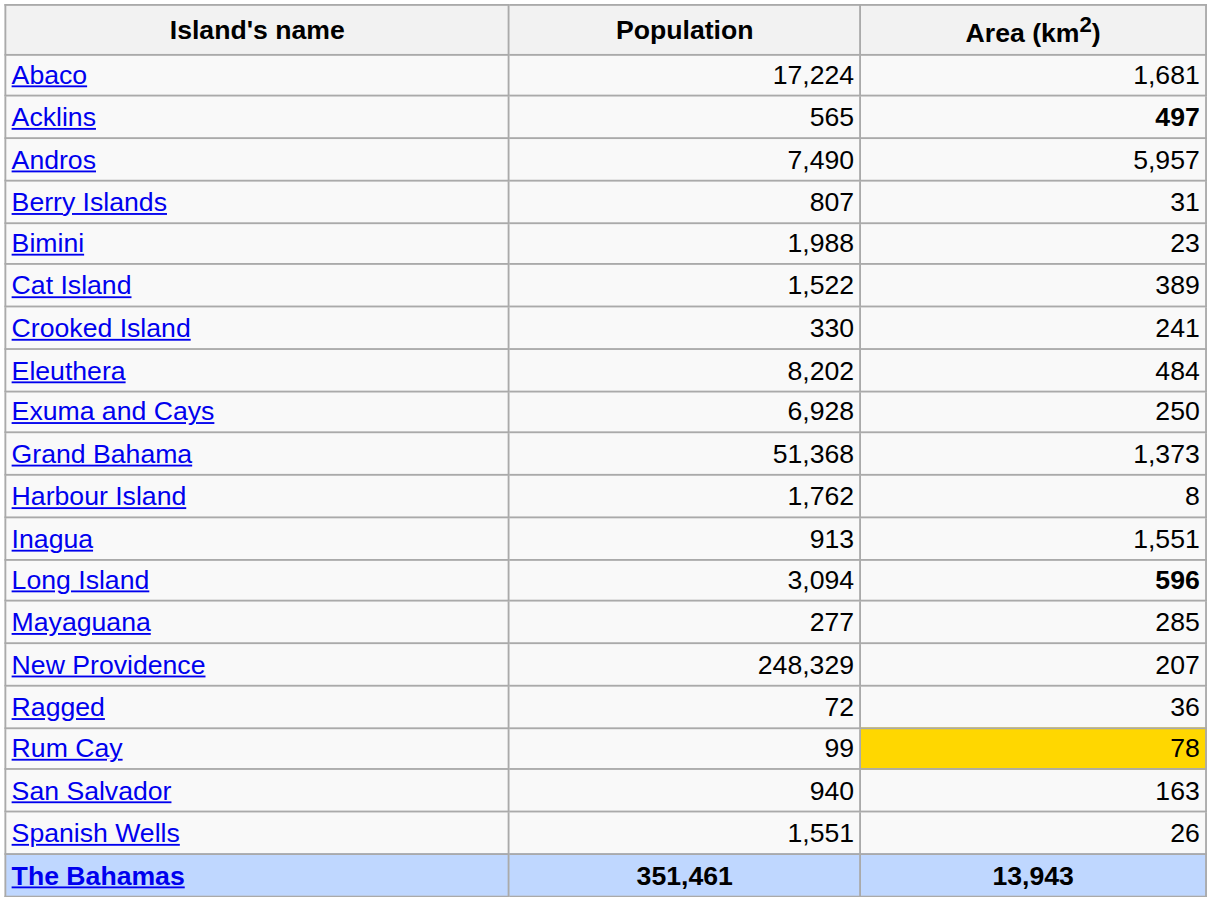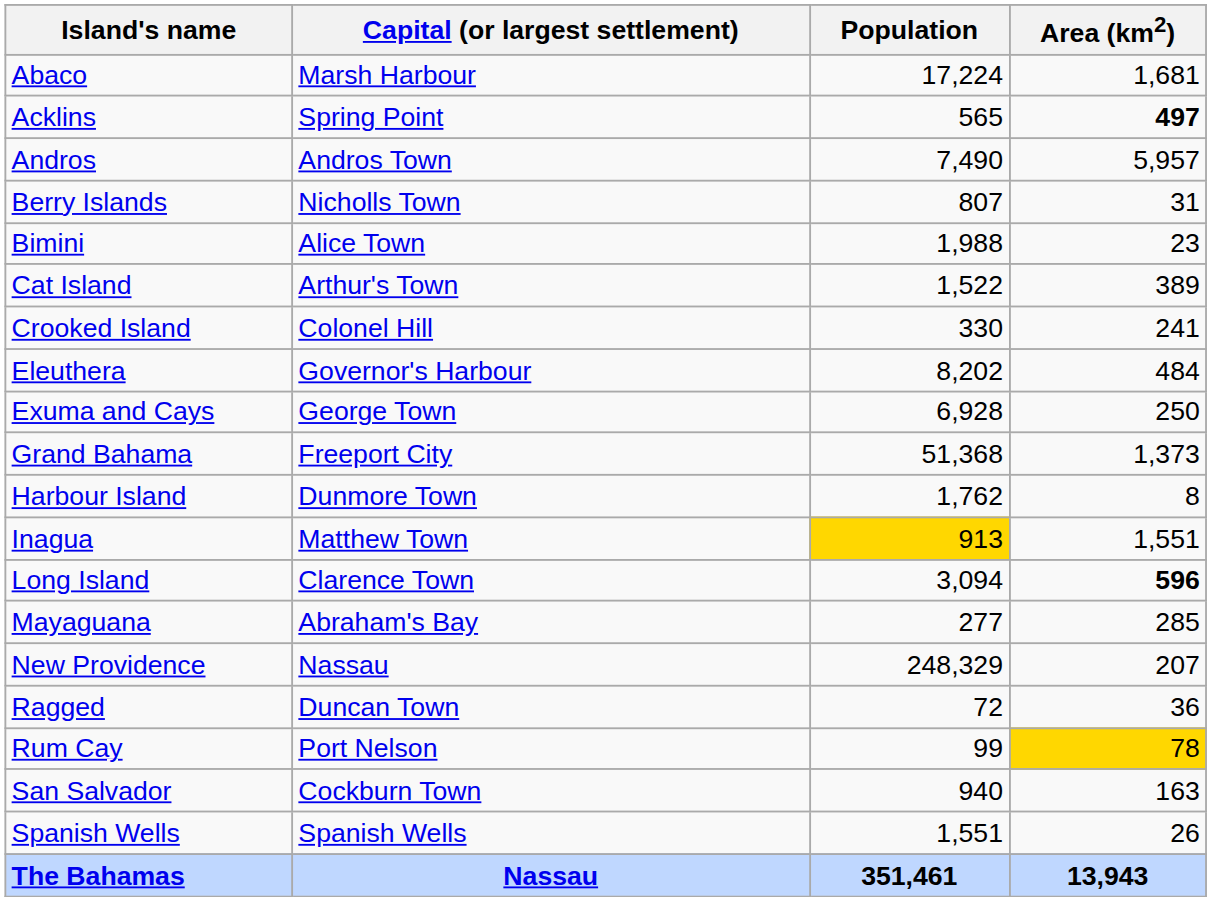+ column: (551, 29)
(832, 538) no background -> (981, 538) gold background
